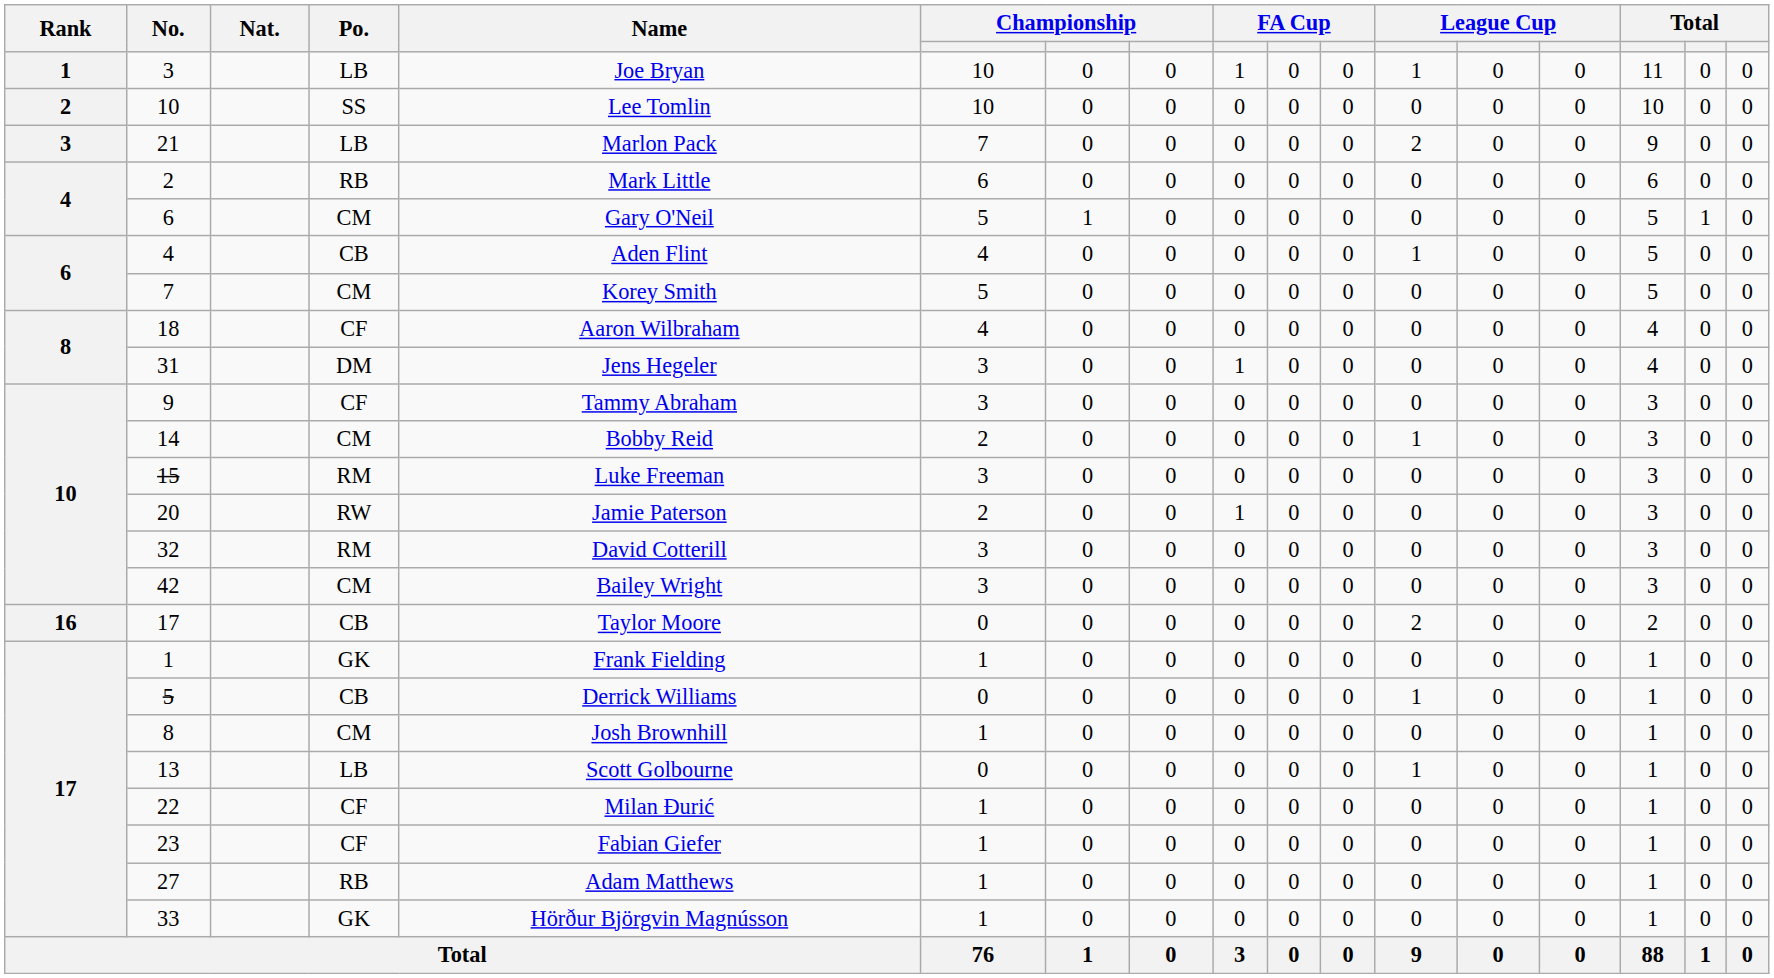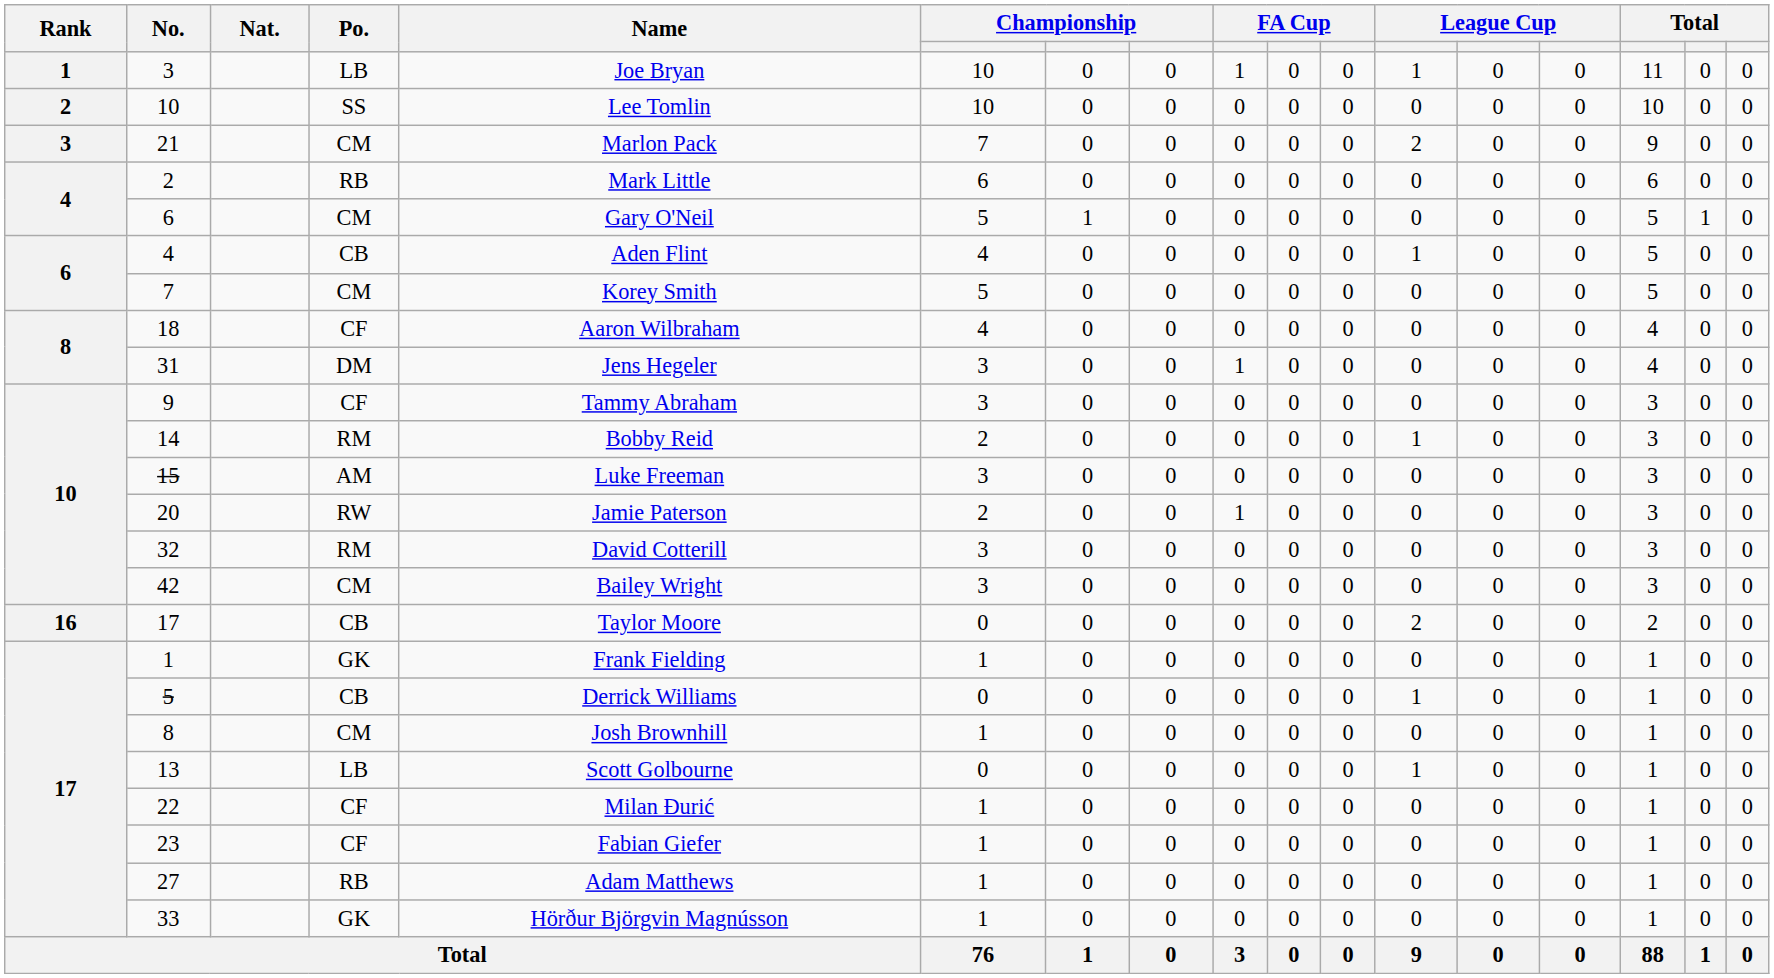(354, 144) LB -> (354, 144) CM
(354, 438) CM -> (354, 438) RM
(354, 475) RM -> (354, 475) AM
